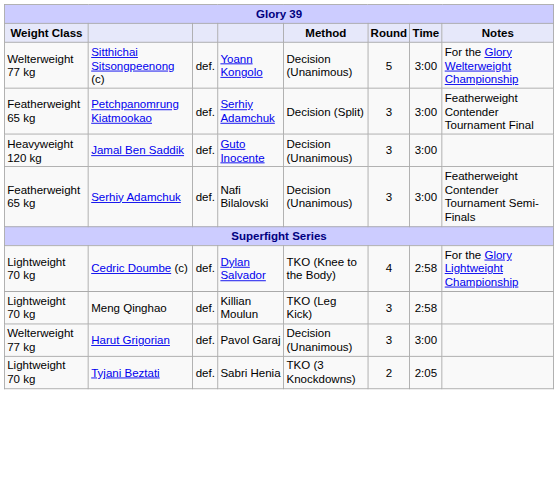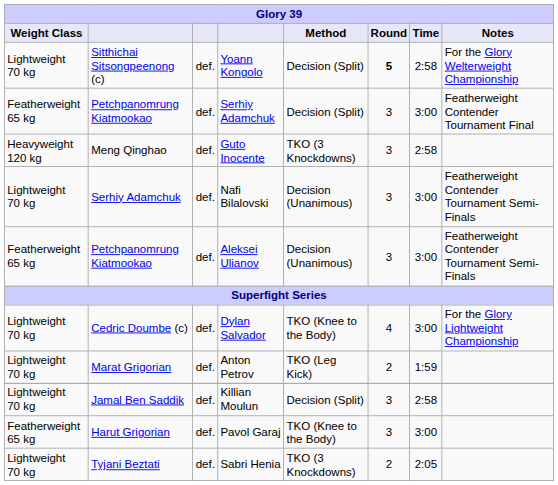(40, 65) Welterweight 77 kg -> (36, 65) Lightweight 70 kg
(319, 65) Decision (Unanimous) -> (325, 65) Decision (Split)
(389, 65) normal -> (389, 65) bold
(426, 65) 3:00 -> (426, 65) 2:58
(138, 150) Jamal Ben Saddik -> (129, 150) Meng Qinghao
(319, 150) Decision (Unanimous) -> (321, 150) TKO (3 Knockdowns)
(426, 150) 3:00 -> (426, 150) 2:58
(44, 196) Featherweight 65 kg -> (36, 196) Lightweight 70 kg
+ row: (240, 256)
(426, 268) 2:58 -> (426, 328) 3:00
+ row: (237, 367)
(129, 307) Meng Qinghao -> (138, 399) Jamal Ben Saddik
(311, 307) TKO (Leg Kick) -> (325, 399) Decision (Split)
(40, 340) Welterweight 77 kg -> (44, 432) Featherweight 65 kg
(319, 340) Decision (Unanimous) -> (322, 432) TKO (Knee to the Body)
